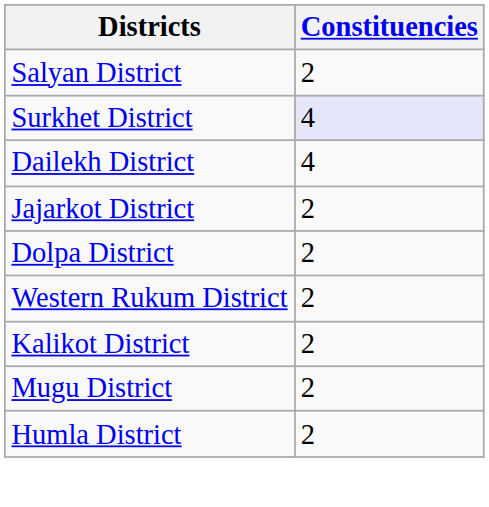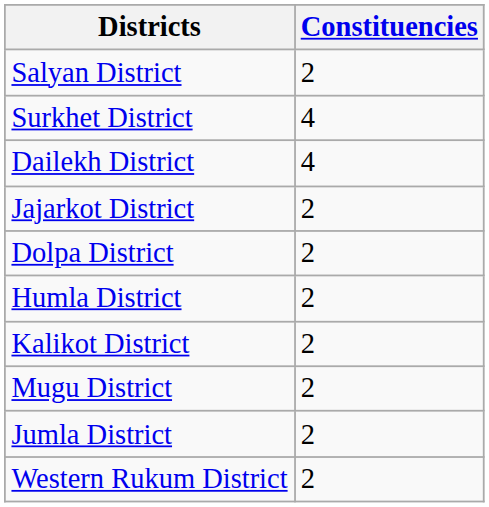(308, 117) lavender background -> (308, 117) no background
rows swapped: (96, 433) <-> (150, 298)
+ row: (92, 433)
